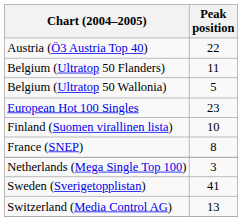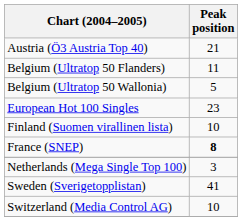(213, 48) 22 -> (213, 48) 21
(213, 147) normal -> (213, 147) bold
(213, 206) 13 -> (213, 206) 10
